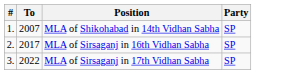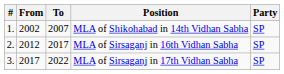+ column: (31, 12)
